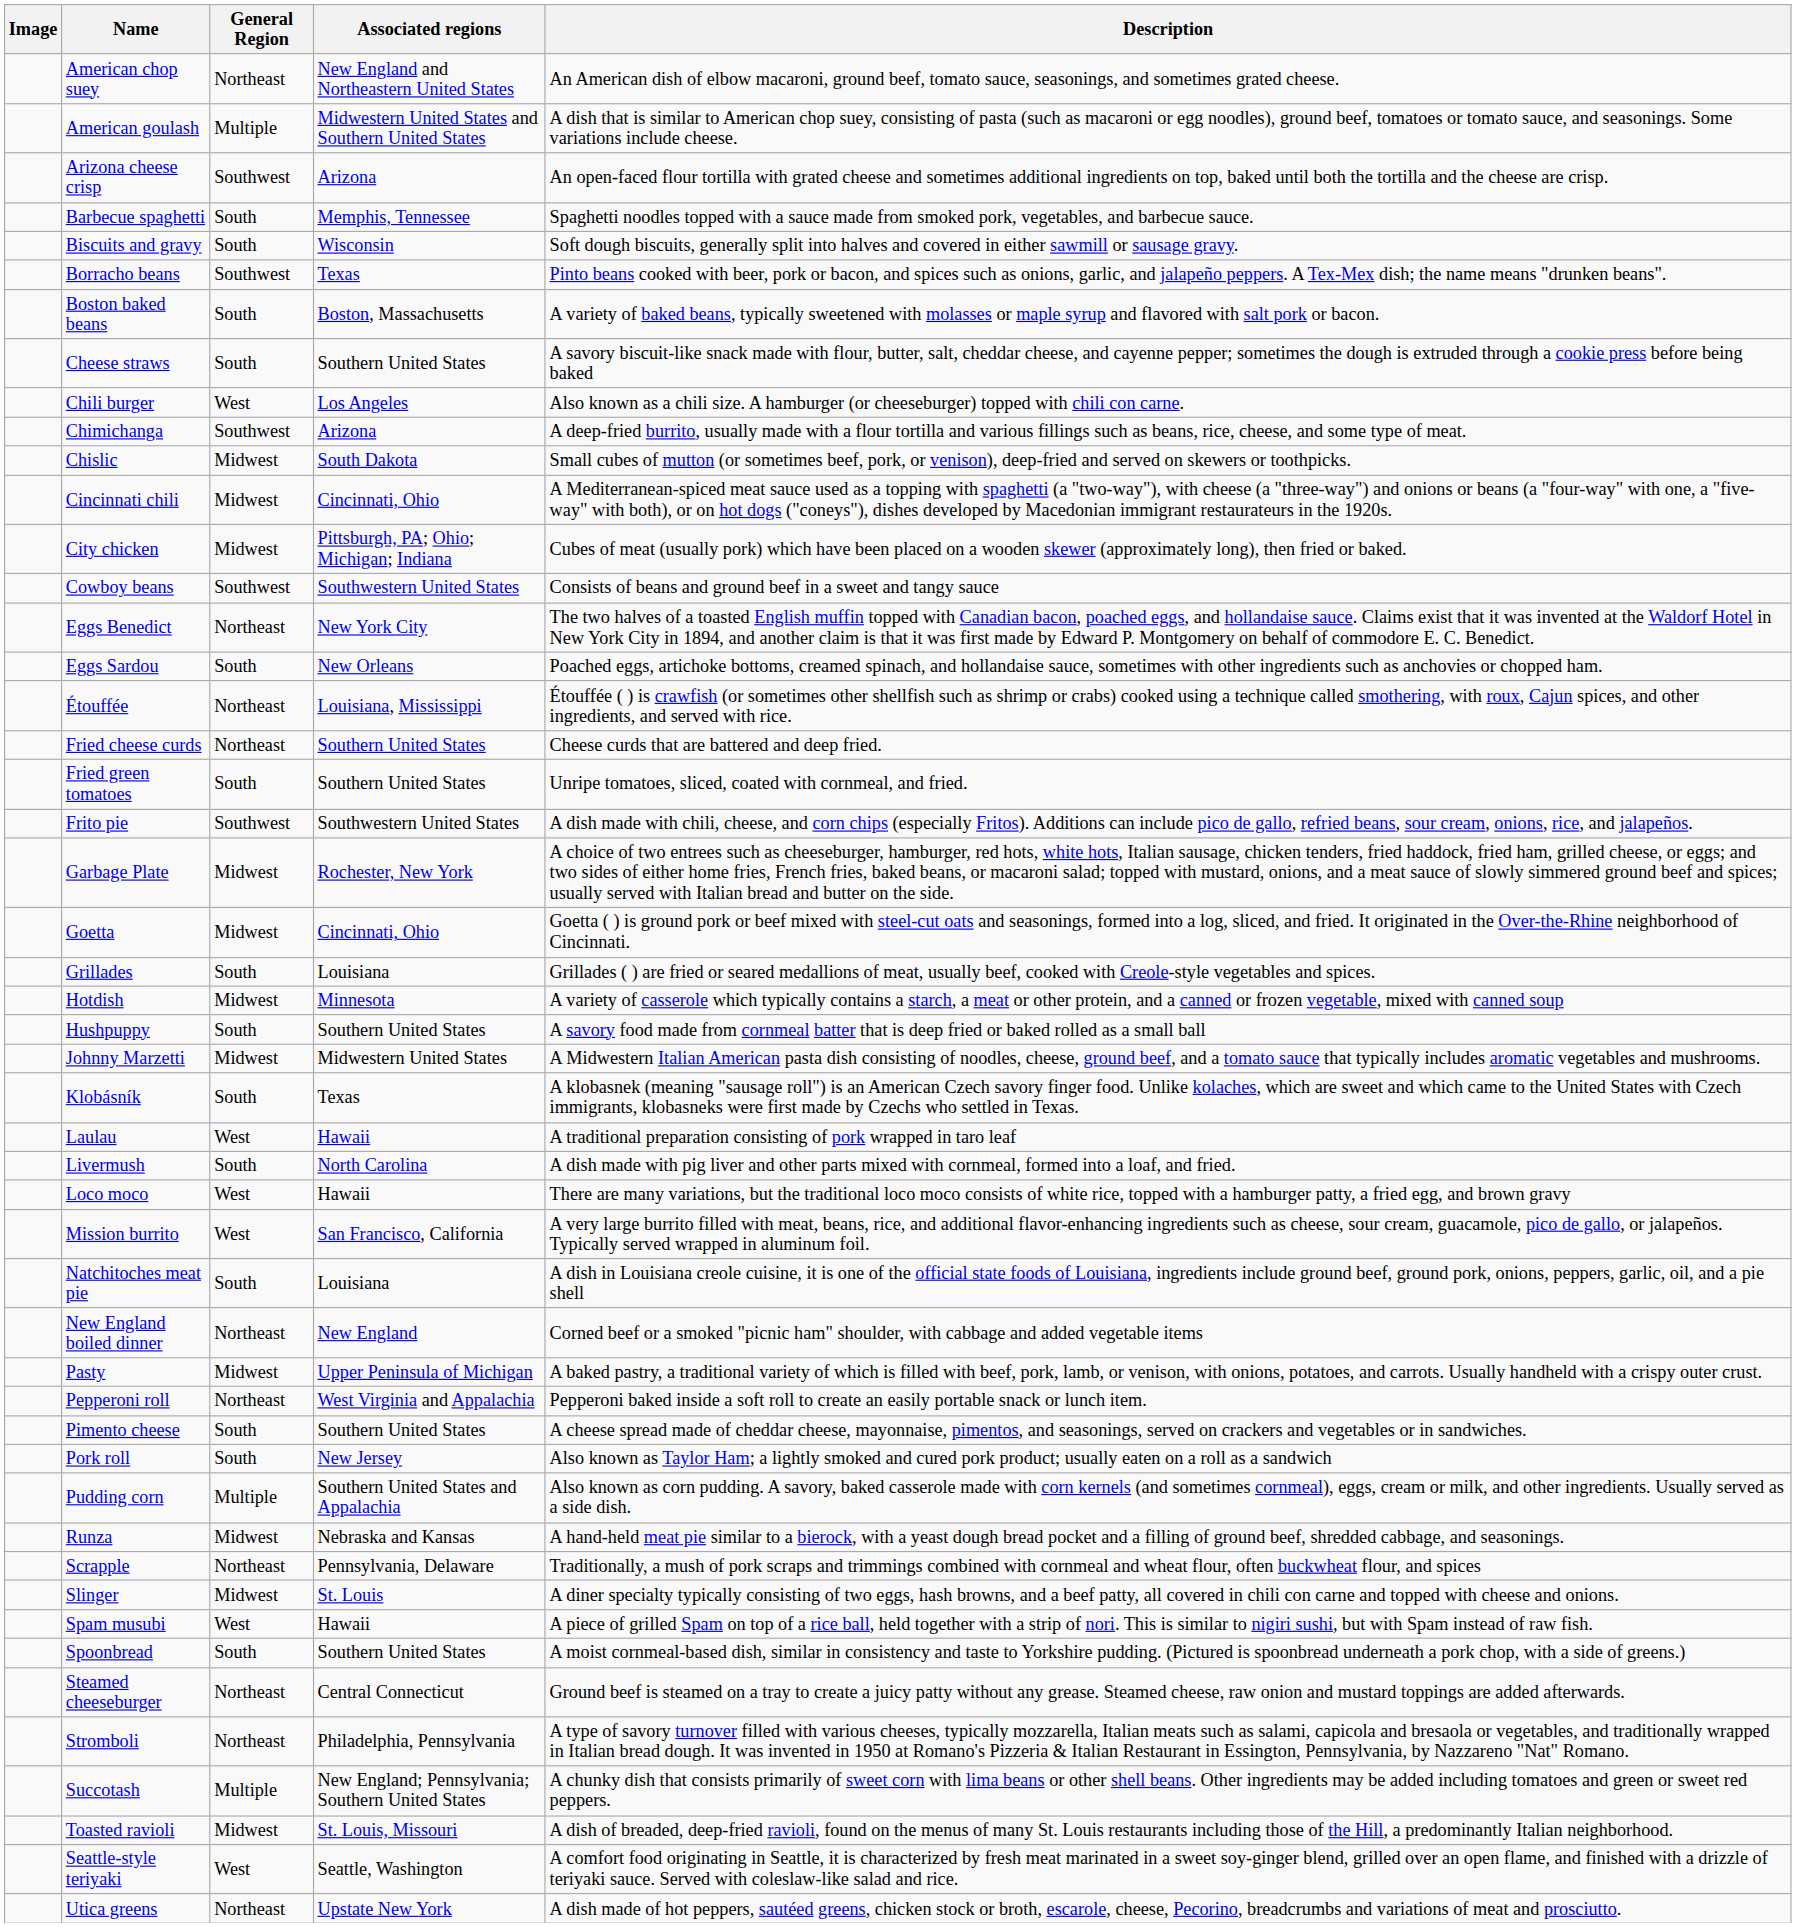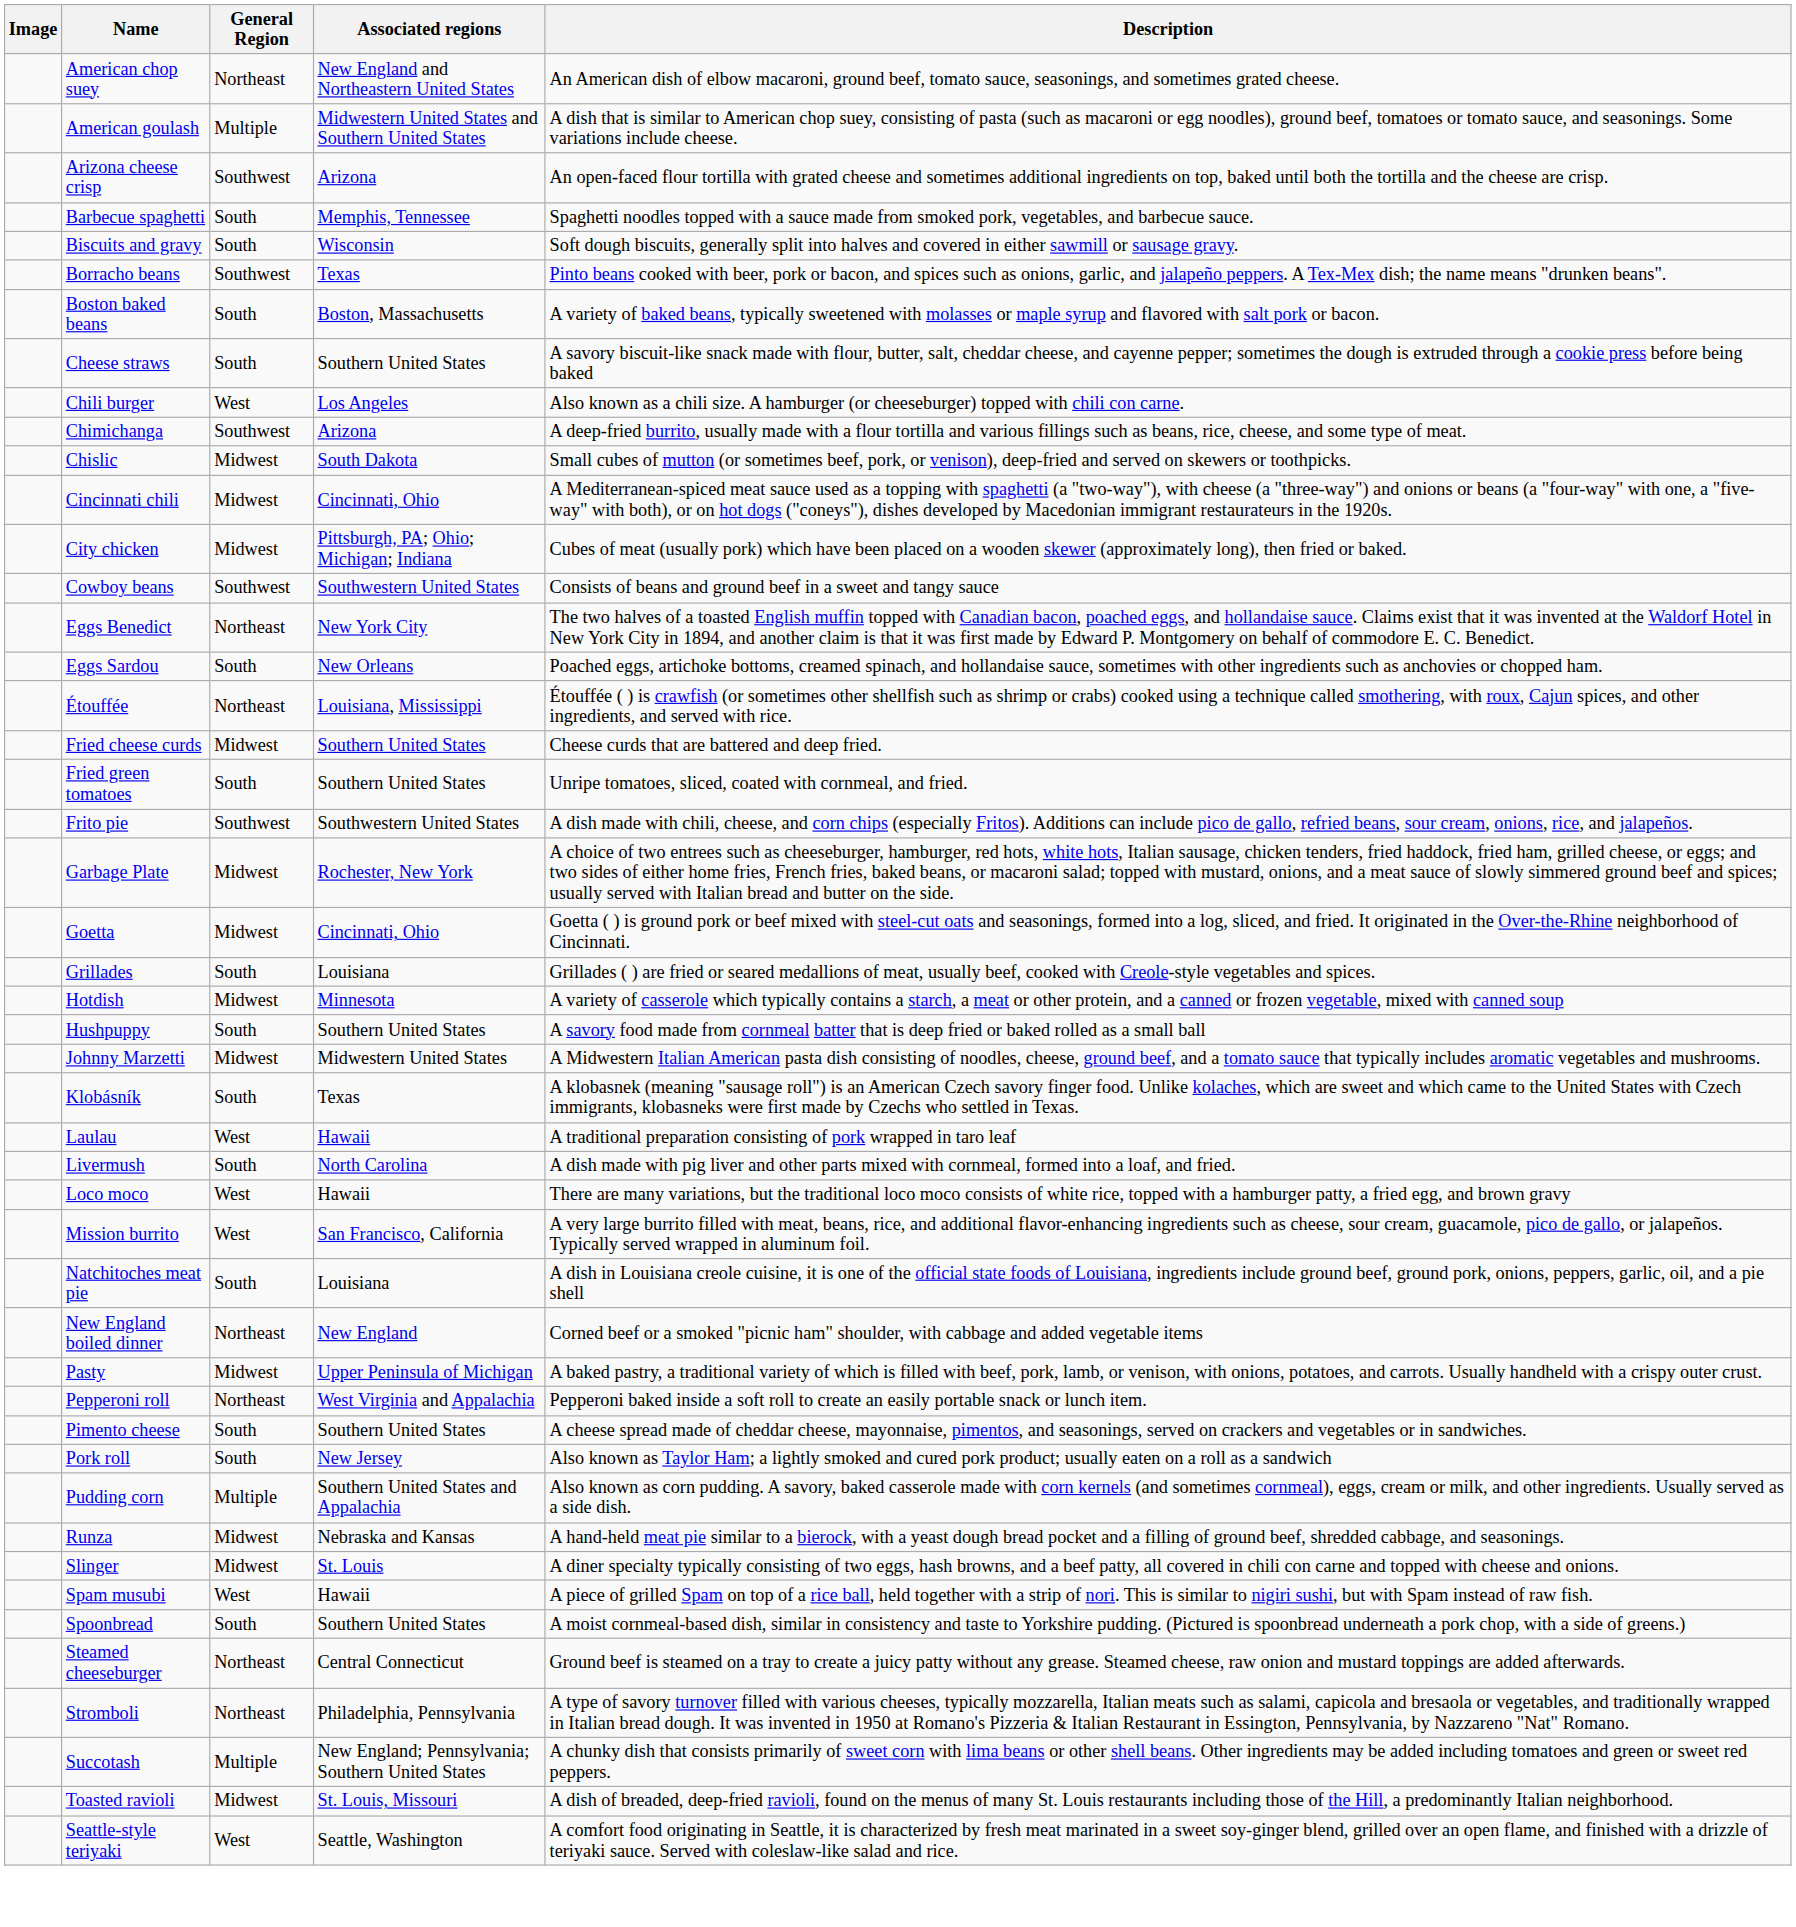(250, 744) Northeast -> (246, 744) Midwest
- row: (98, 1565)
- row: (112, 1908)
